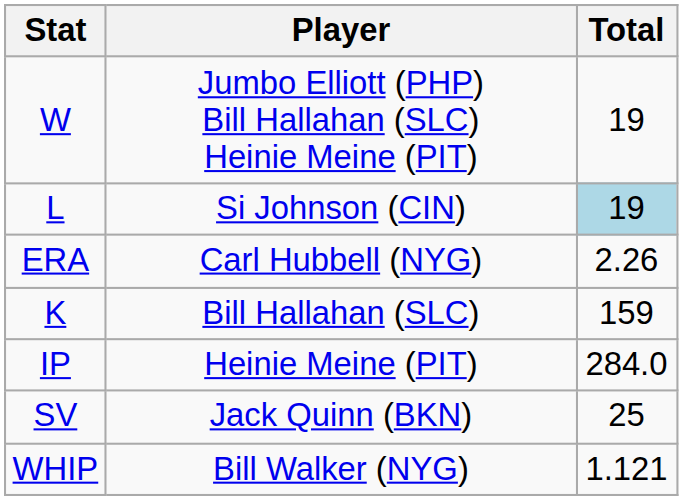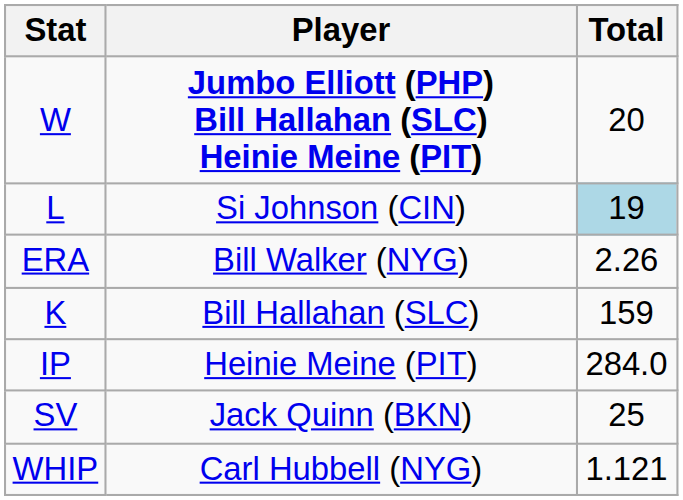(341, 119) normal -> (341, 119) bold
(626, 119) 19 -> (626, 119) 20
(341, 260) Carl Hubbell (NYG) -> (341, 260) Bill Walker (NYG)
(341, 468) Bill Walker (NYG) -> (341, 468) Carl Hubbell (NYG)
